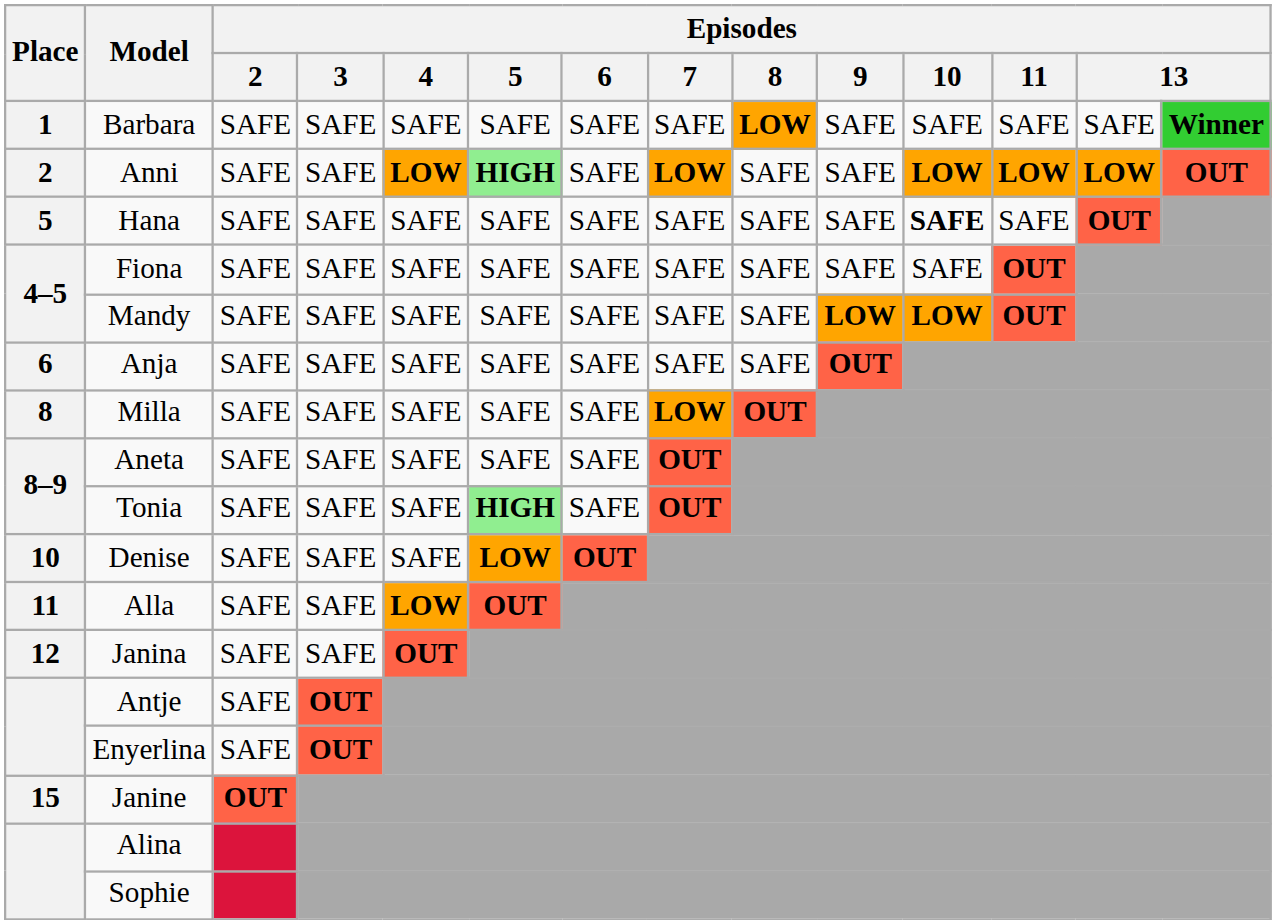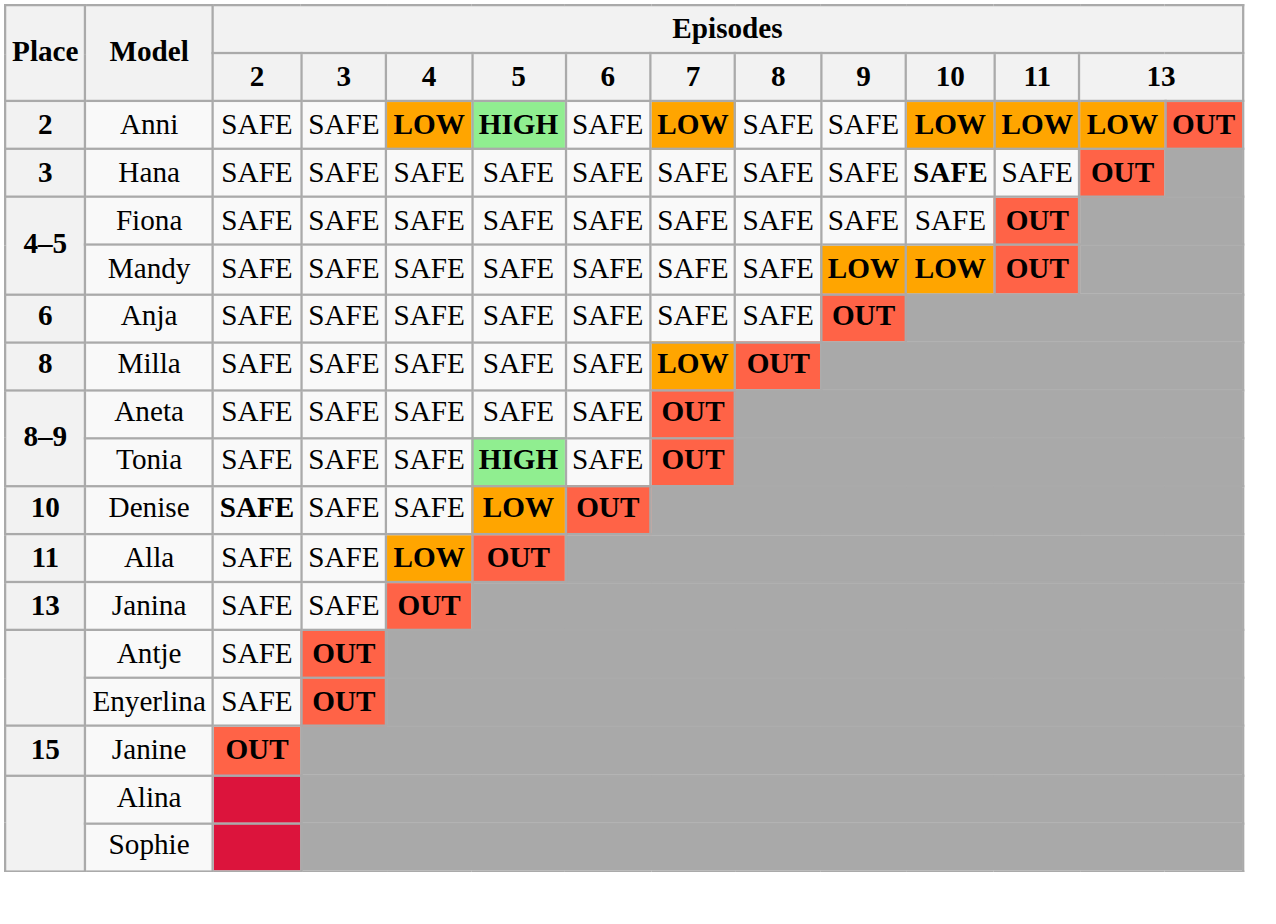- row: (149, 124)
(45, 220) 5 -> (45, 172) 3
(255, 557) normal -> (257, 509) bold
(45, 653) 12 -> (45, 605) 13
